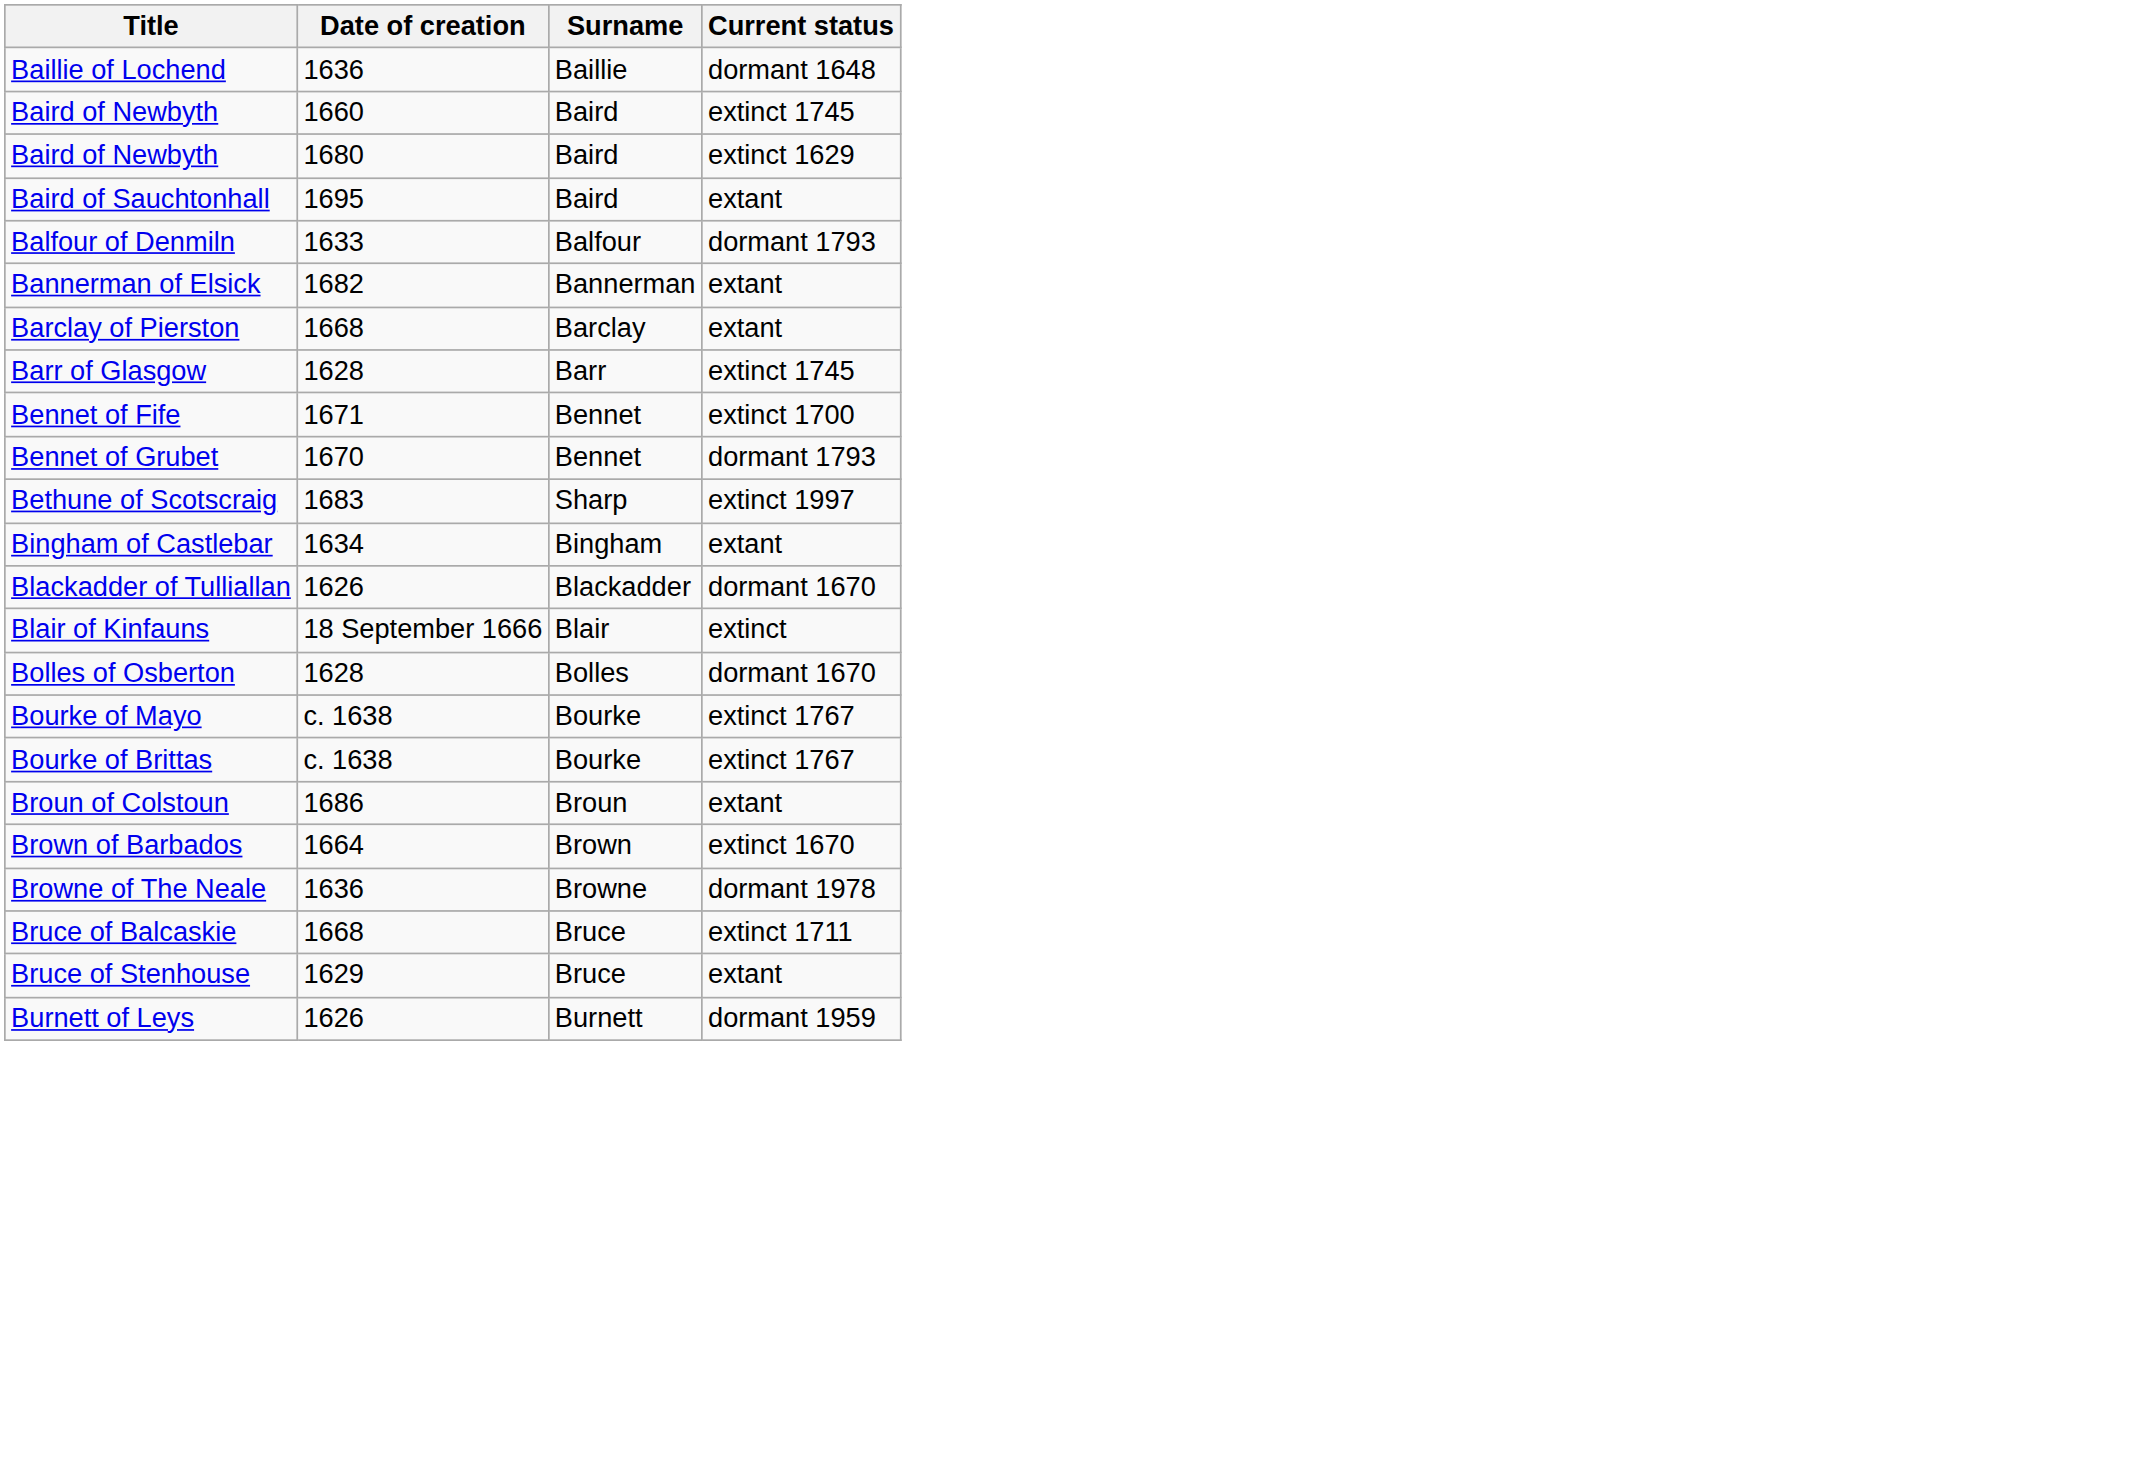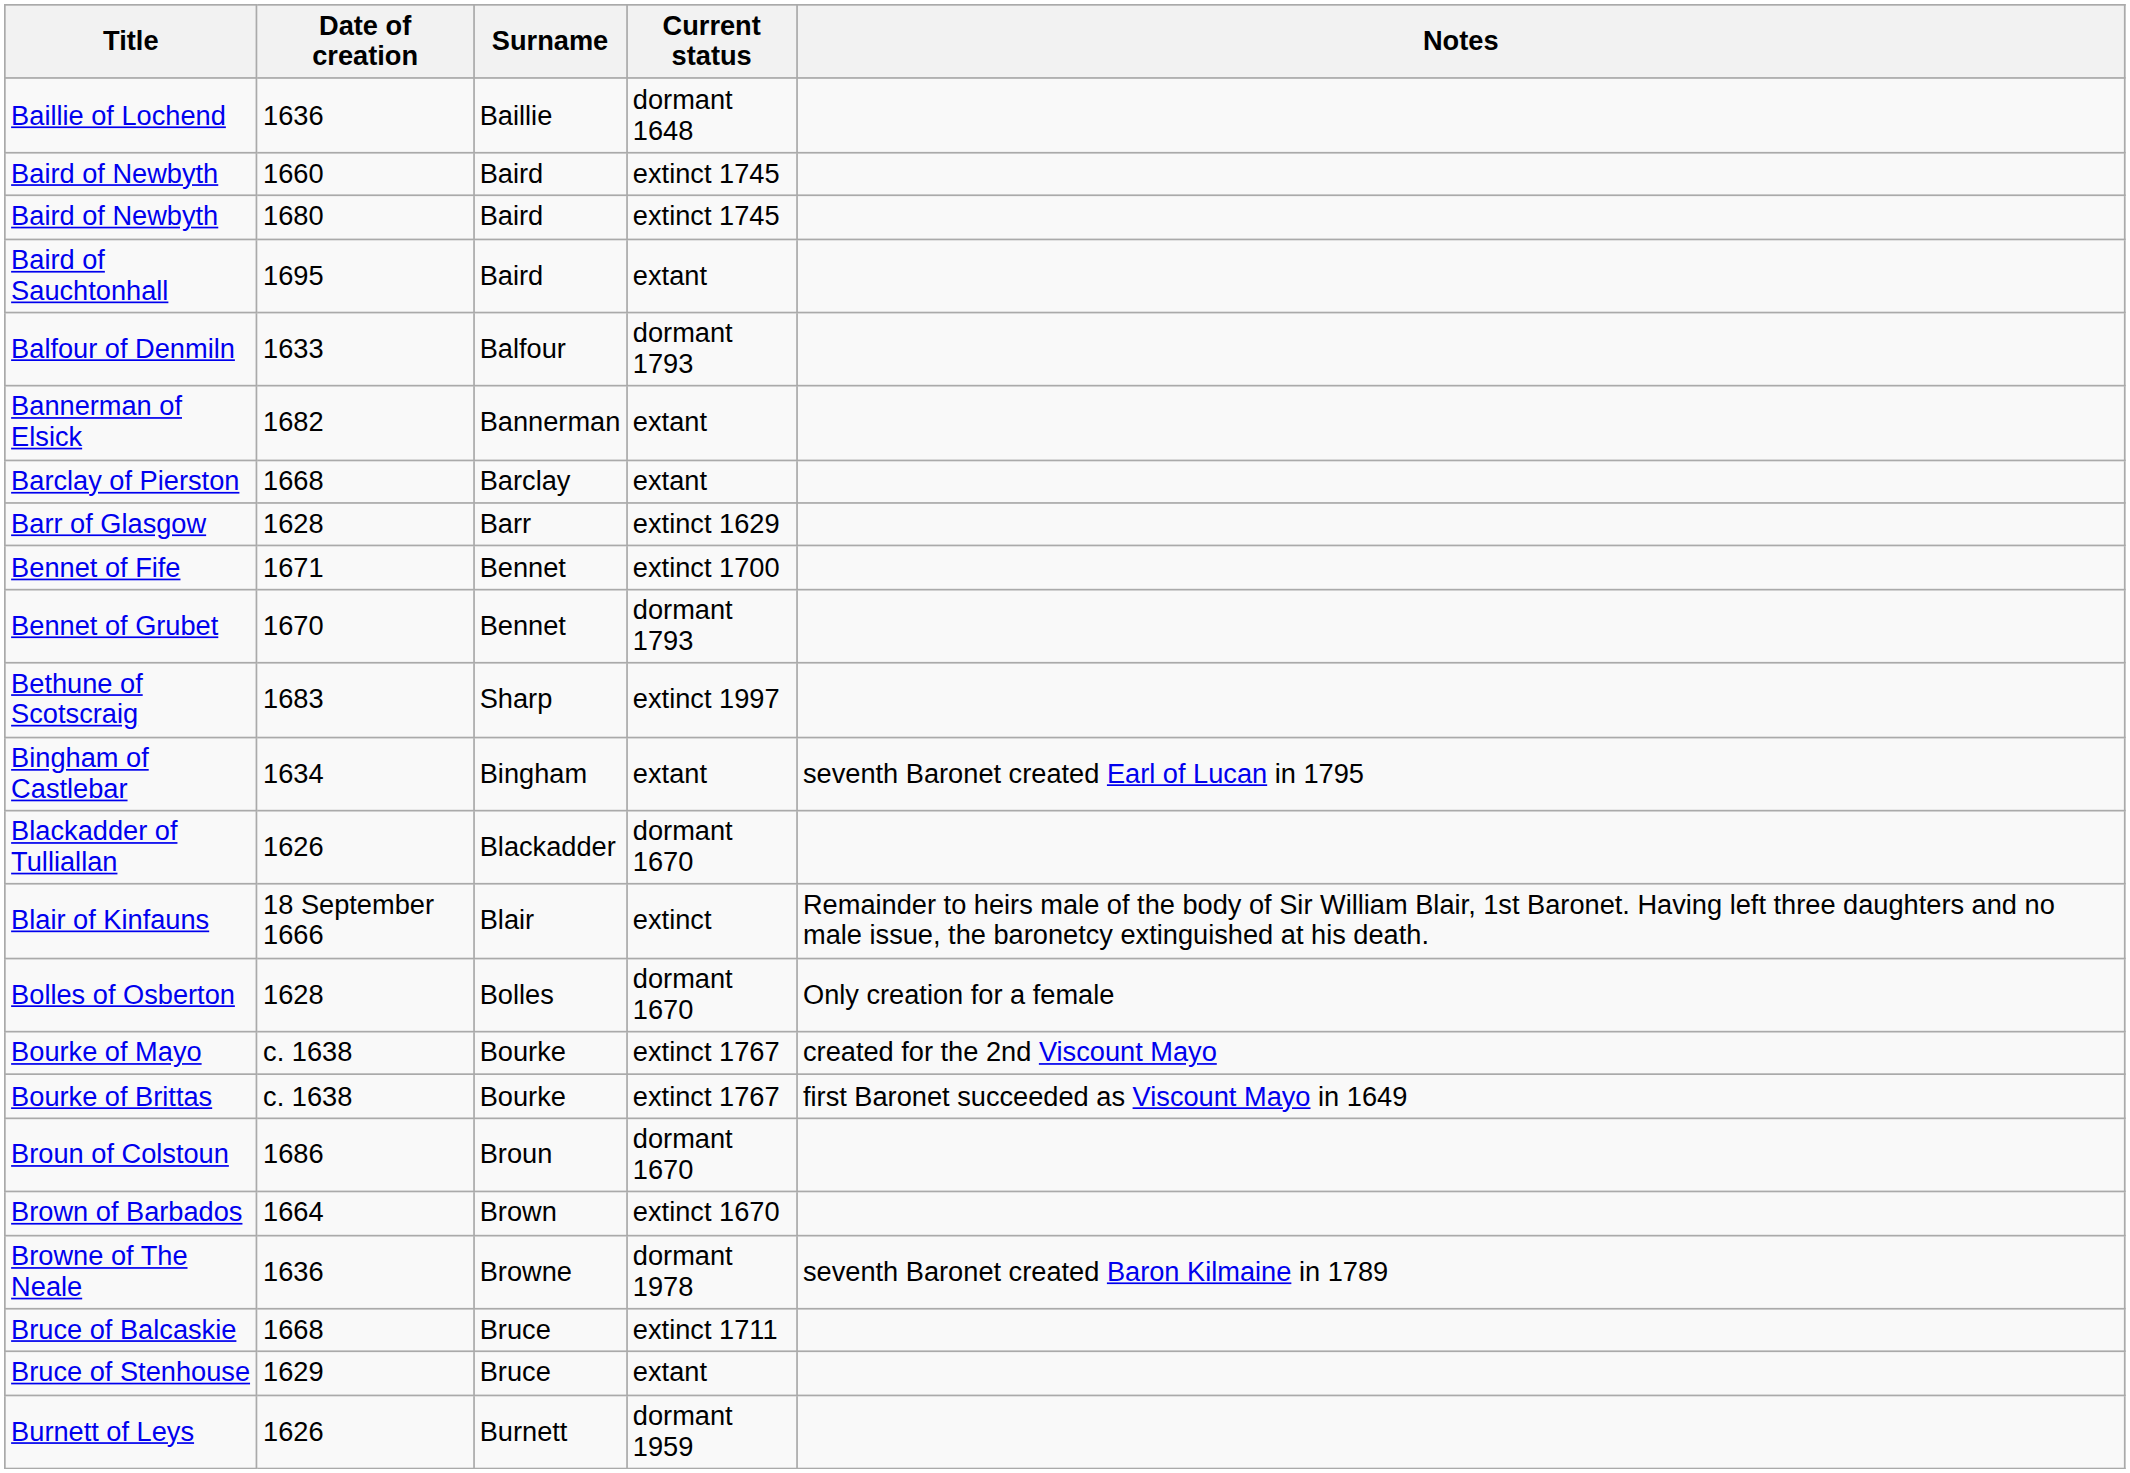+ column: (1461, 41)
(781, 155) extinct 1629 -> (706, 216) extinct 1745
(781, 371) extinct 1745 -> (706, 524) extinct 1629
(745, 802) extant -> (683, 1154) dormant 1670
